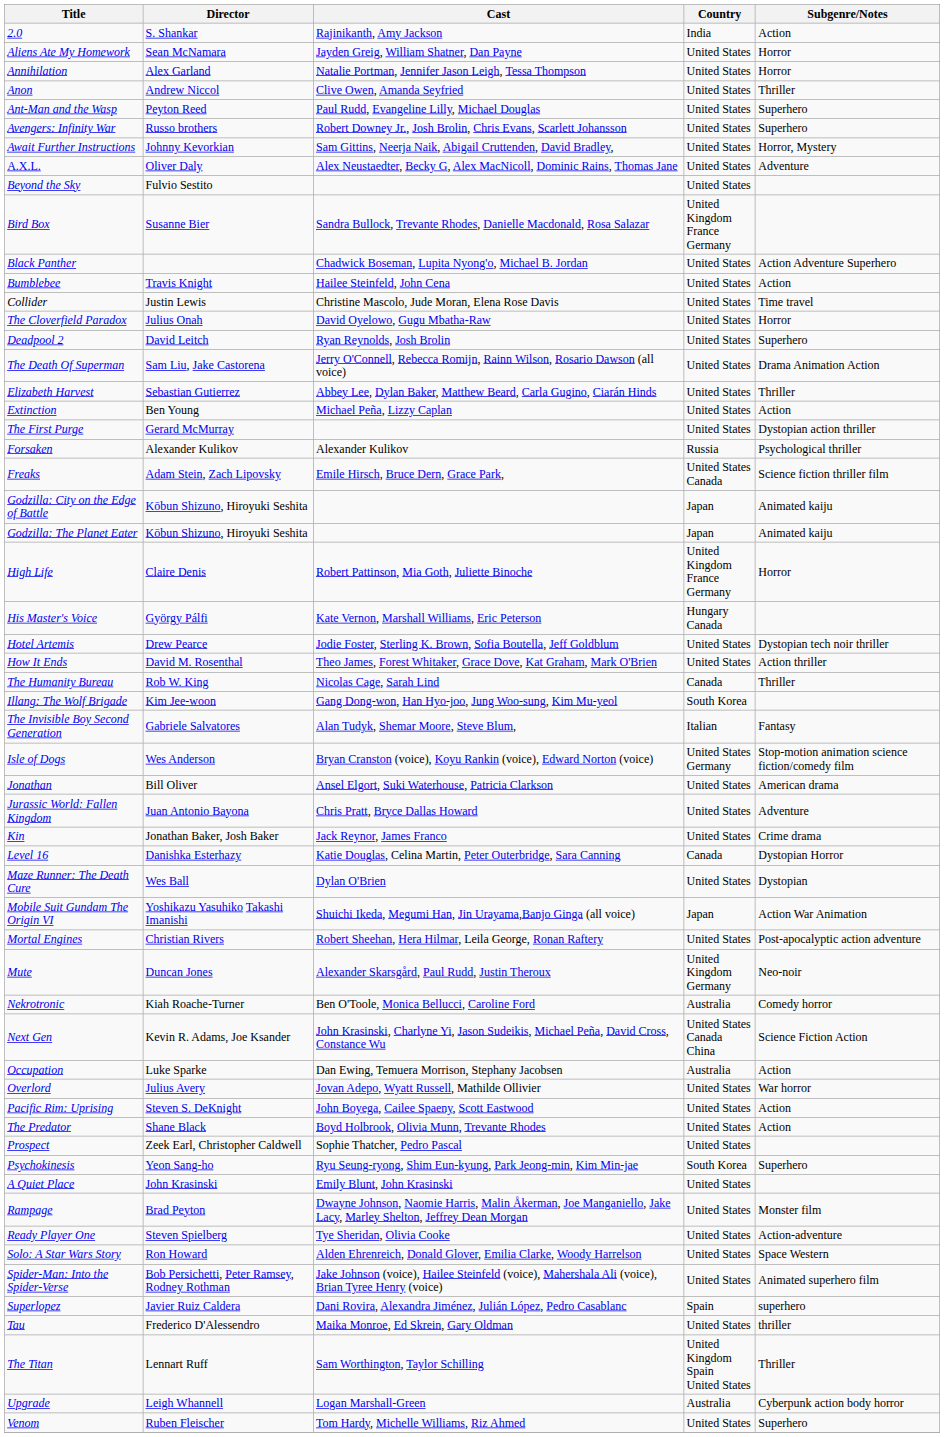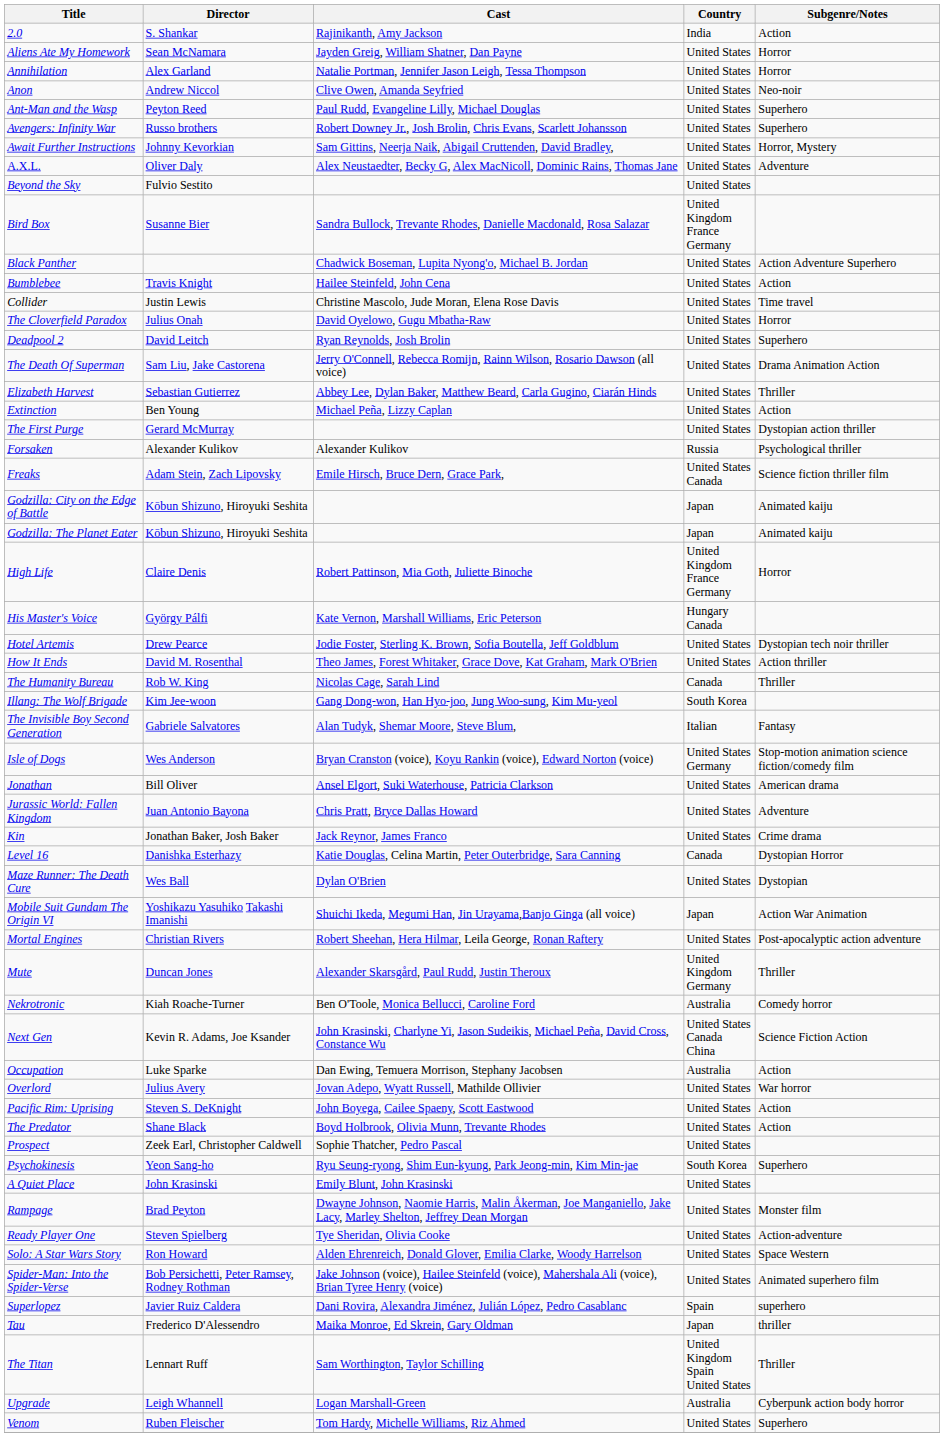(777, 90) Thriller -> (780, 90) Neo-noir
(780, 972) Neo-noir -> (777, 972) Thriller
(719, 1325) United States -> (700, 1325) Japan
